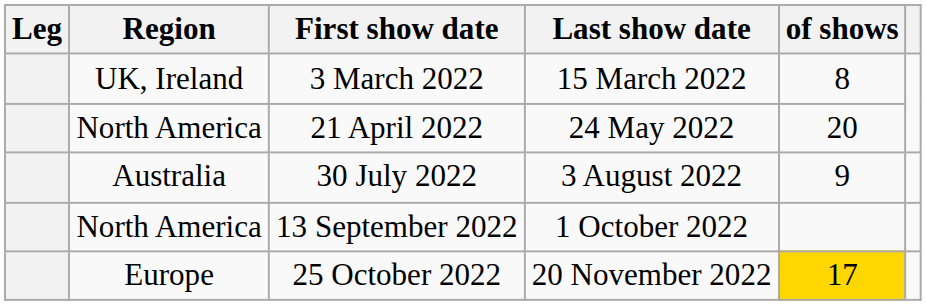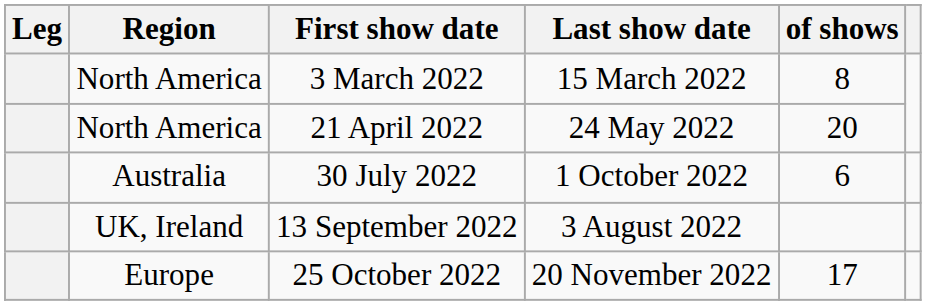(169, 78) UK, Ireland -> (169, 78) North America
(652, 176) 3 August 2022 -> (652, 176) 1 October 2022
(842, 176) 9 -> (842, 176) 6
(169, 226) North America -> (169, 226) UK, Ireland
(652, 226) 1 October 2022 -> (652, 226) 3 August 2022
(842, 275) gold background -> (842, 275) no background
